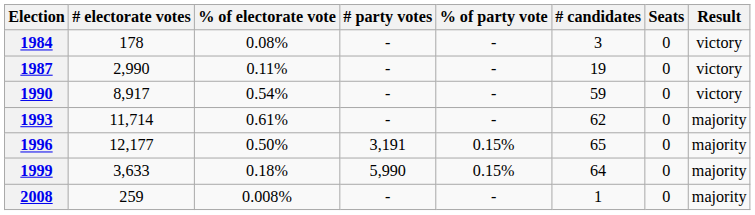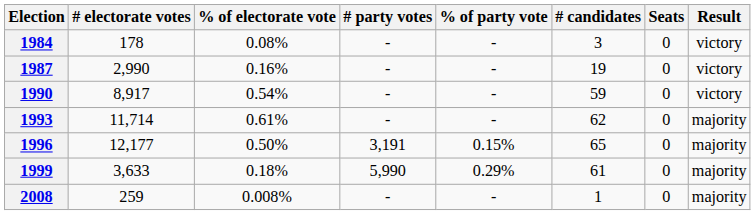(267, 68) 0.11% -> (267, 68) 0.16%
(494, 171) 0.15% -> (494, 171) 0.29%
(598, 171) 64 -> (598, 171) 61
